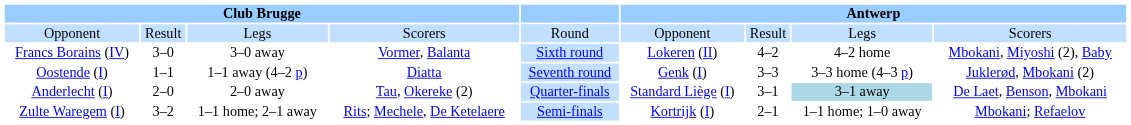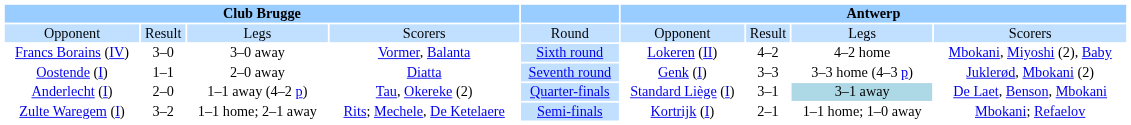(257, 72) 1–1 away (4–2 p) -> (257, 72) 2–0 away
(257, 92) 2–0 away -> (257, 92) 1–1 away (4–2 p)
